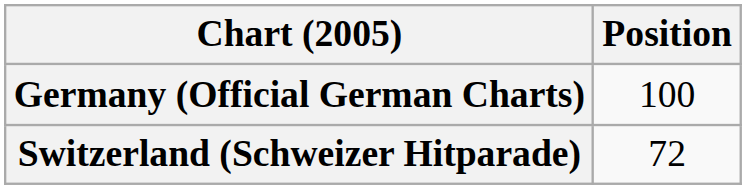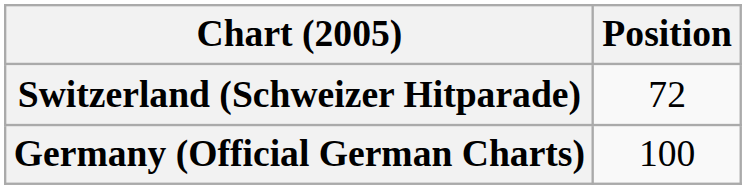rows swapped: (299, 93) <-> (299, 153)
